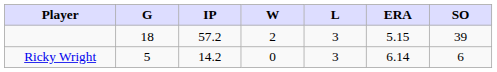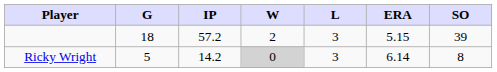(273, 57) no background -> (273, 57) lightgrey background
(461, 57) 6 -> (461, 57) 8
